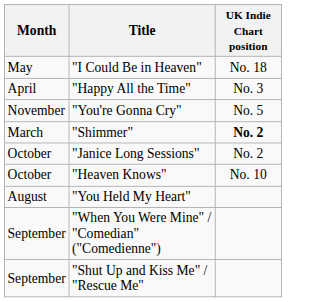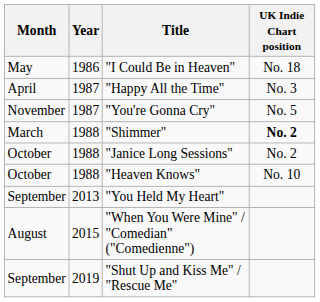+ column: (86, 30)
(27, 196) August -> (37, 196) September
(37, 233) September -> (27, 233) August
